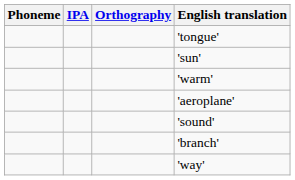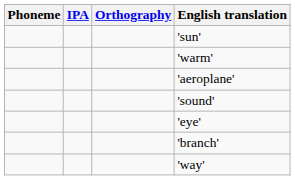- row: (198, 36)
+ row: (189, 121)
